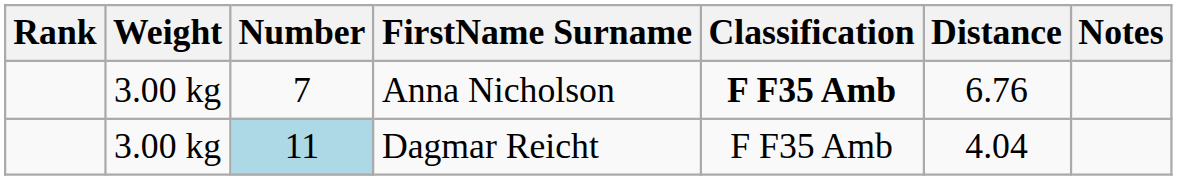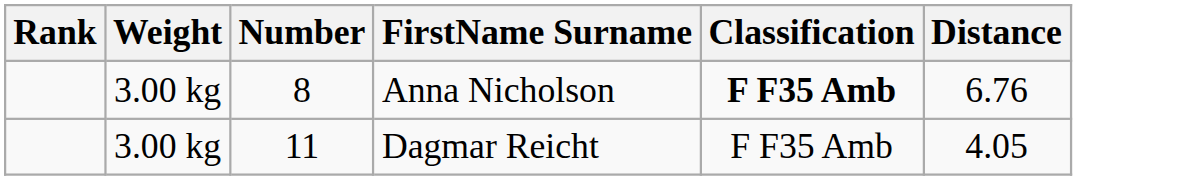- column: (1121, 32)
(302, 89) 7 -> (302, 89) 8
(302, 145) lightblue background -> (302, 145) no background
(997, 145) 4.04 -> (997, 145) 4.05
